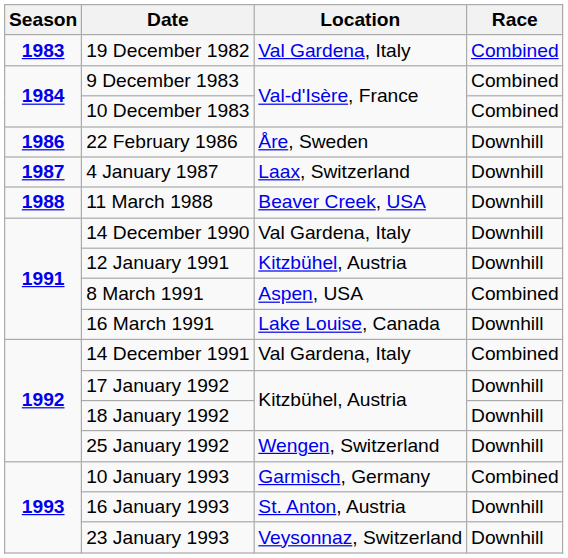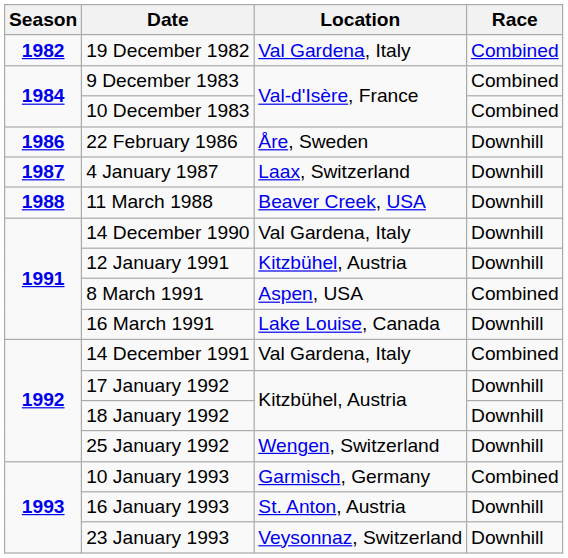(43, 50) 1983 -> (43, 50) 1982
